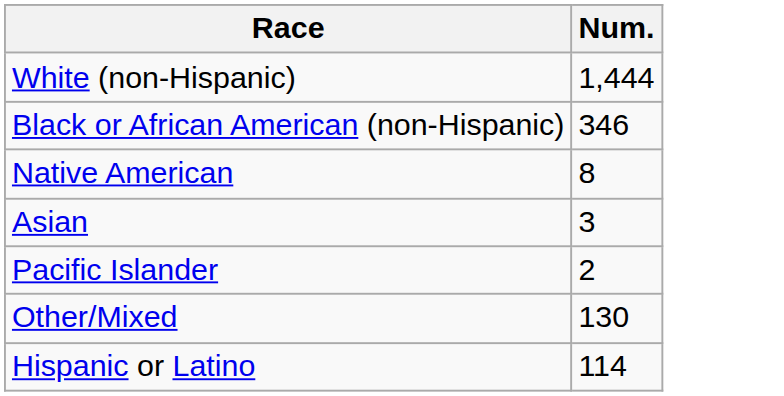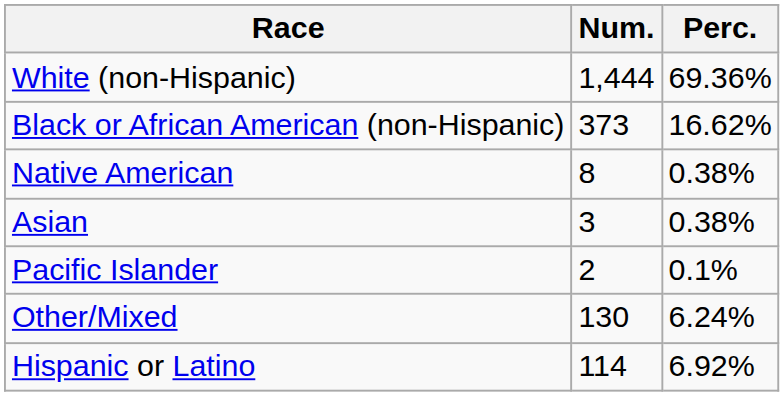+ column: (720, 28)
(604, 125) 346 -> (604, 125) 373
